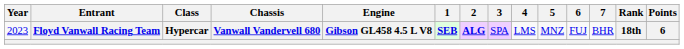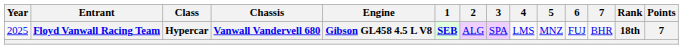(18, 30) 2023 -> (18, 30) 2025
(474, 30) bold -> (473, 30) normal
(663, 30) 6 -> (661, 30) 7
